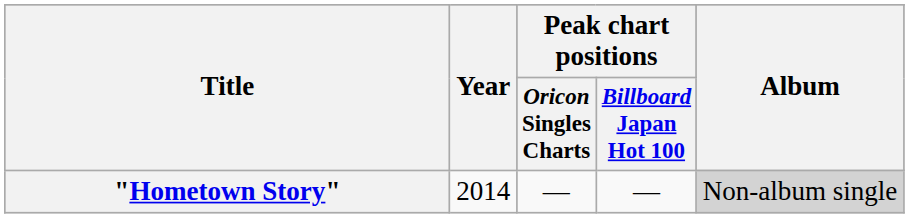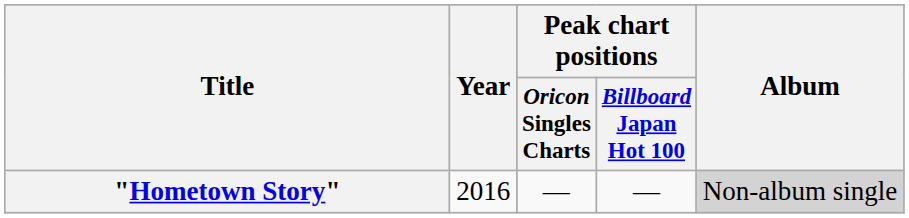(483, 191) 2014 -> (483, 191) 2016
